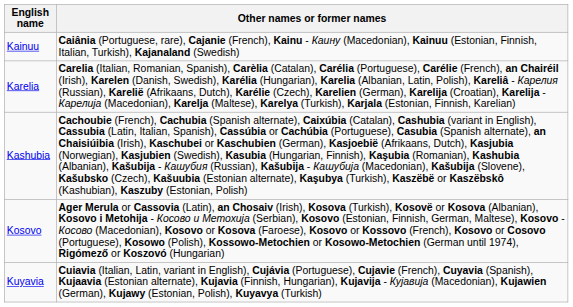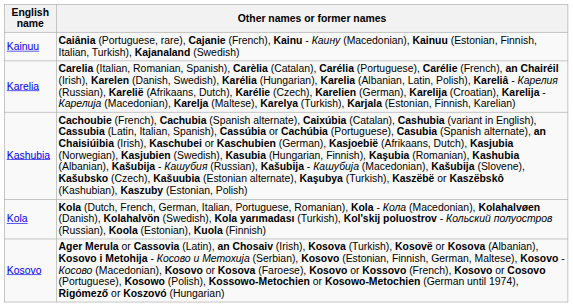+ row: (17, 219)
- row: (25, 282)
